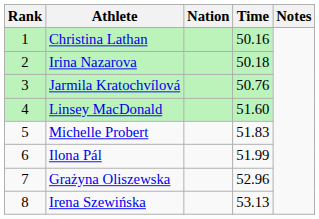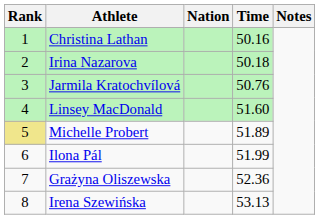(25, 132) no background -> (25, 132) khaki background
(253, 132) 51.83 -> (253, 132) 51.89
(253, 179) 52.96 -> (253, 179) 52.36
